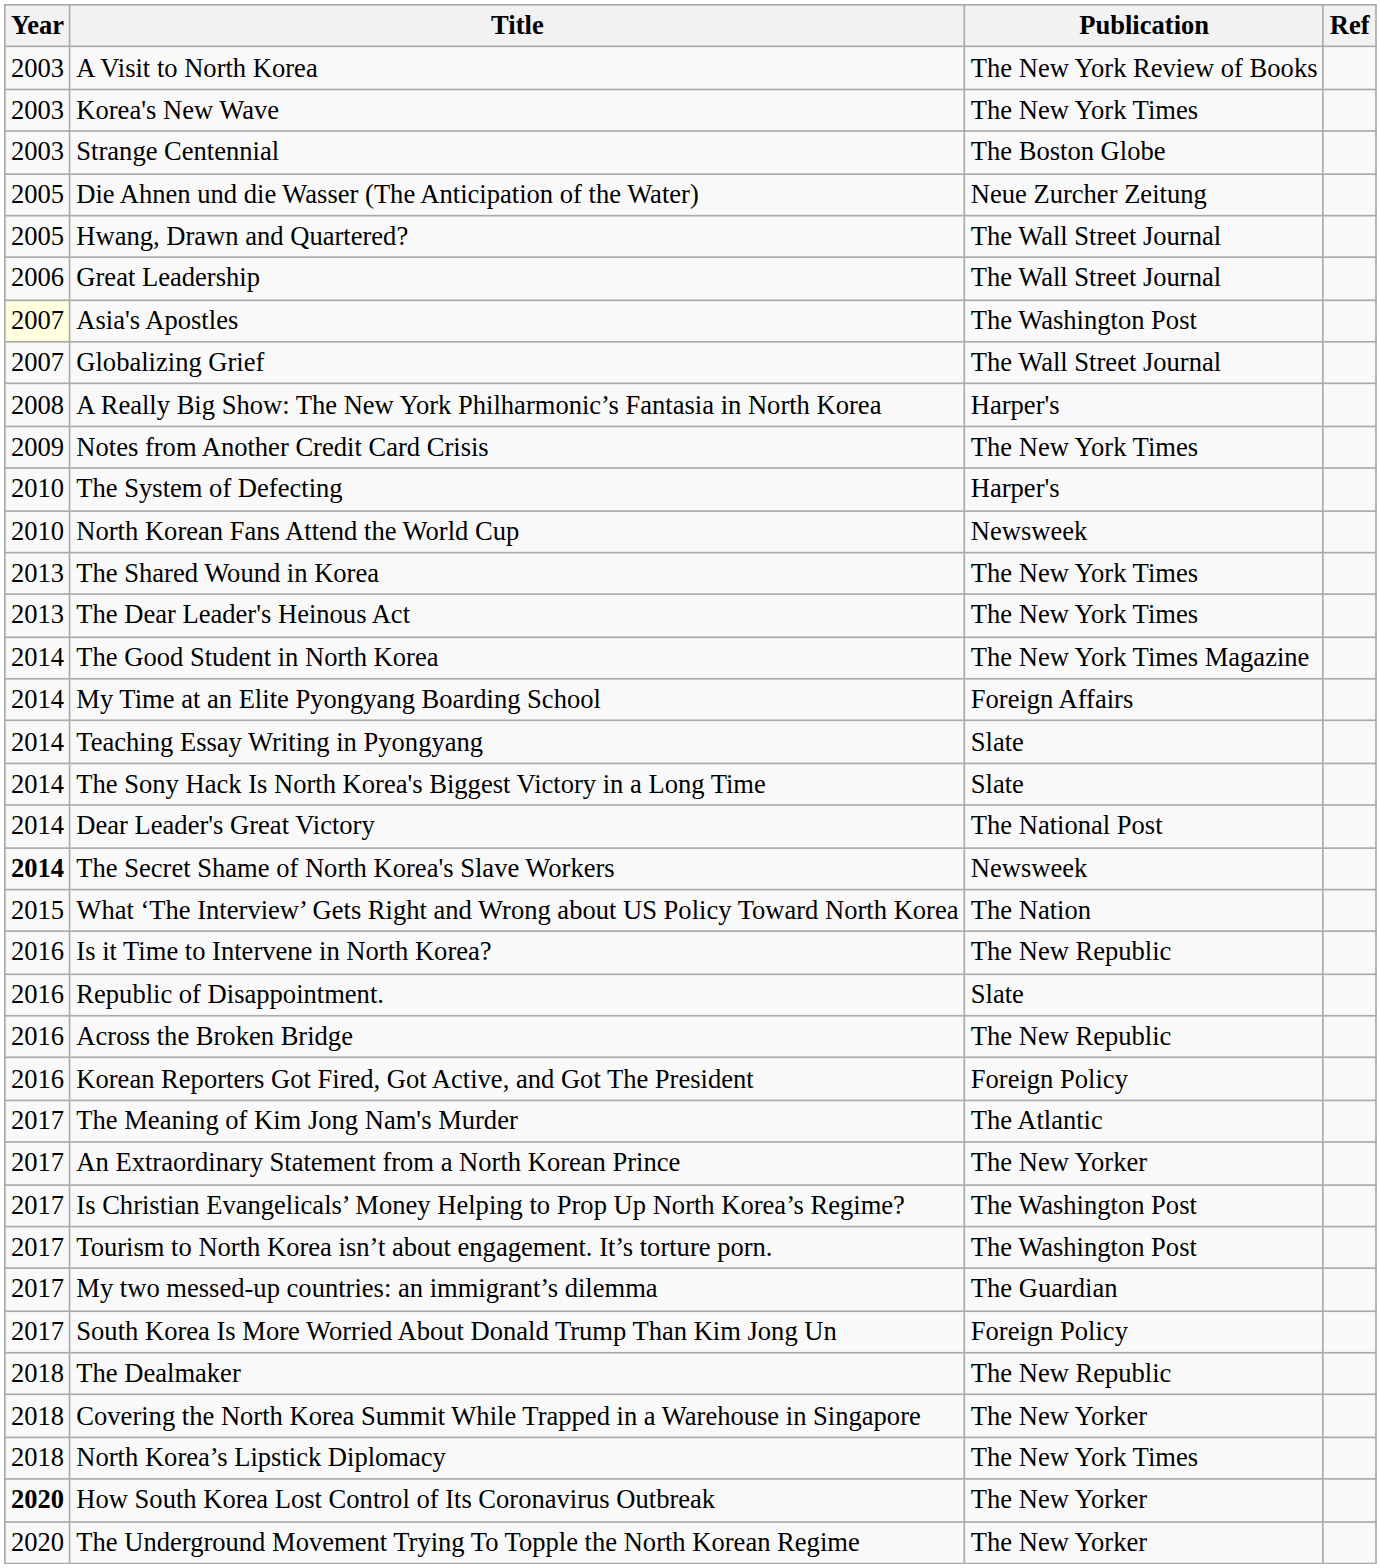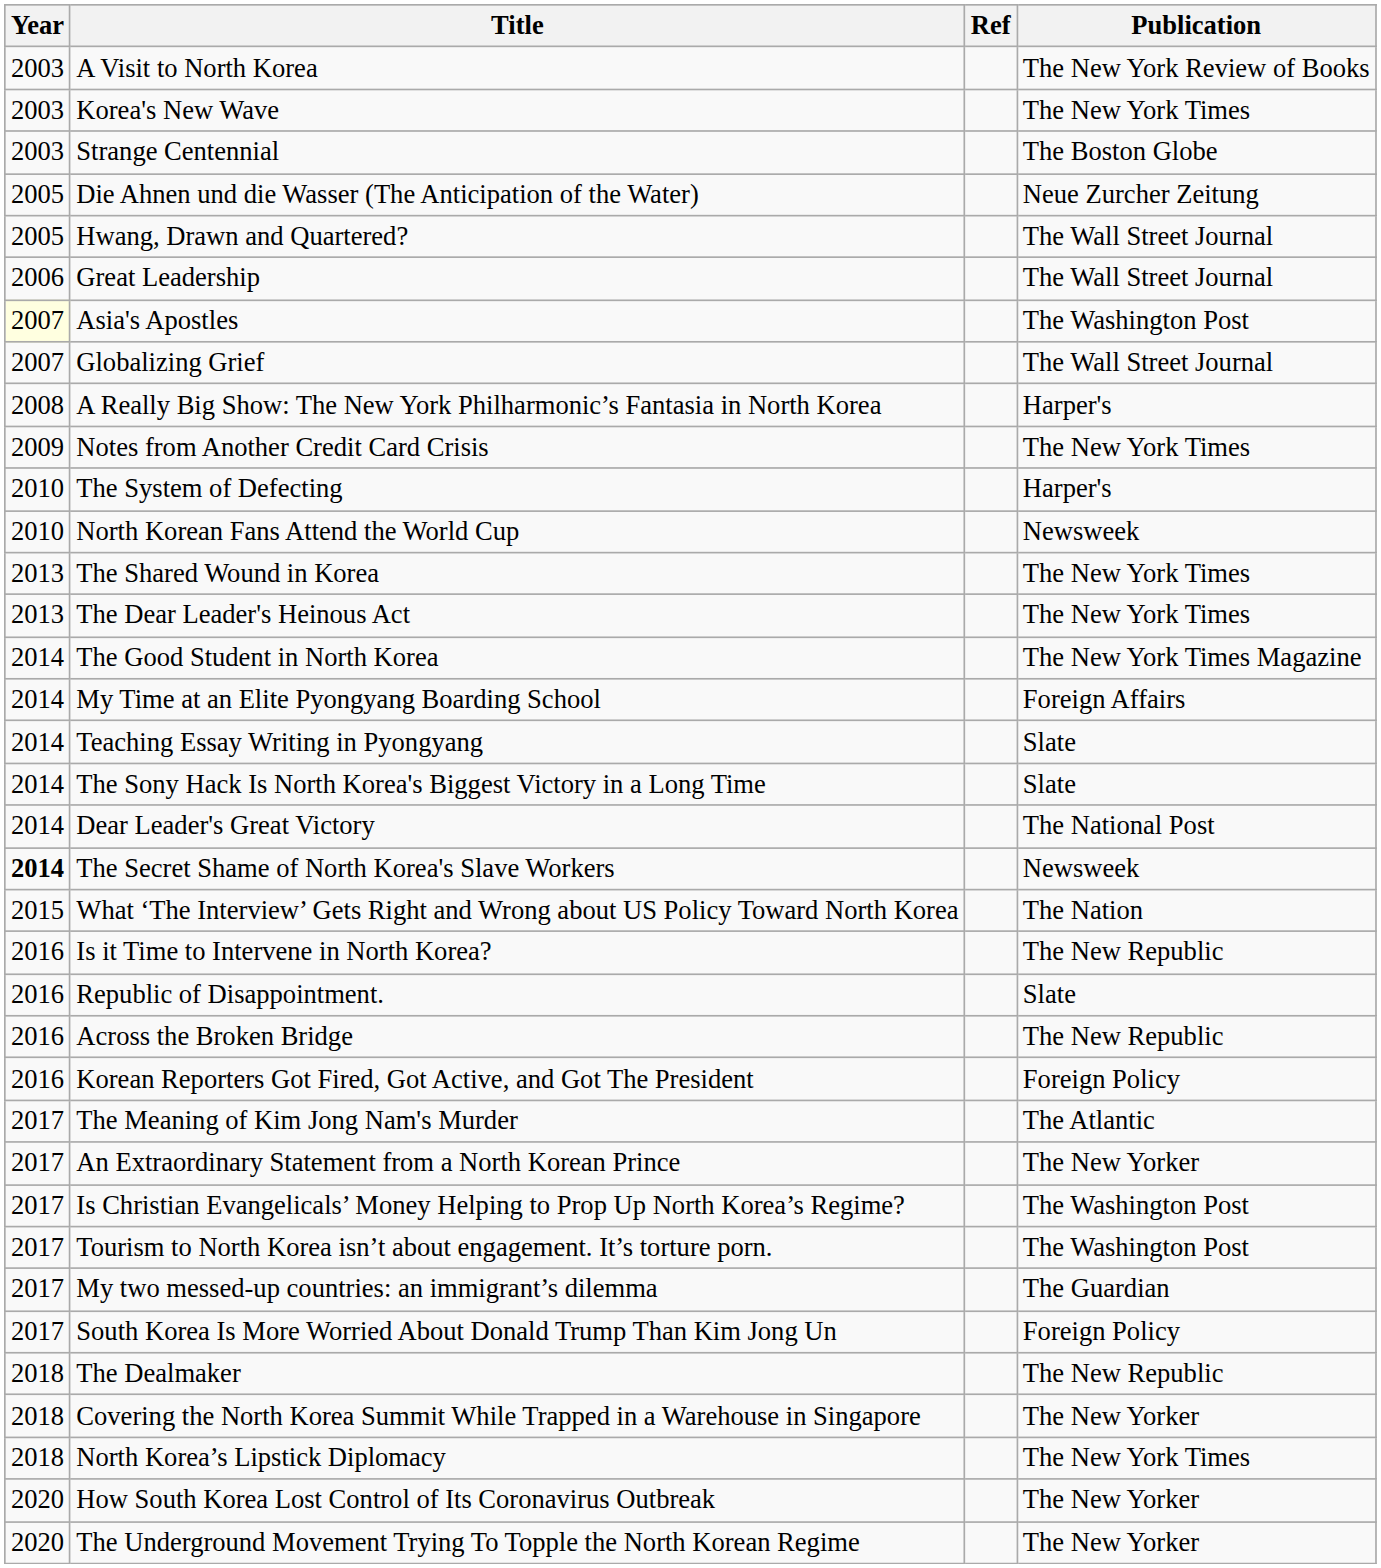columns swapped: (1144, 25) <-> (1350, 25)
(38, 1499) bold -> (38, 1499) normal
